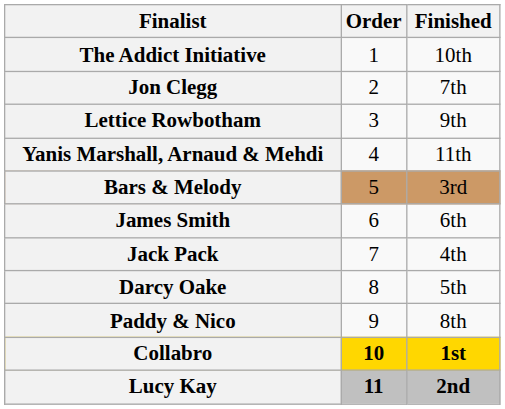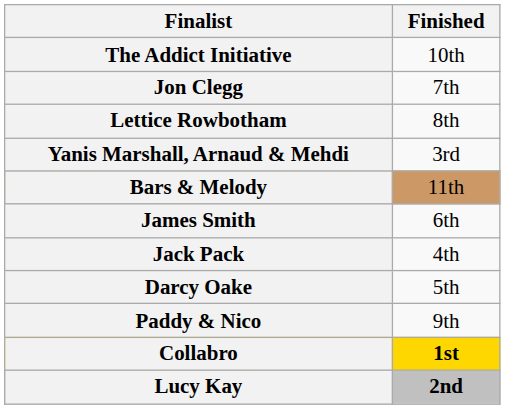- column: (374, 21)
(453, 120) 9th -> (446, 120) 8th
(453, 154) 11th -> (446, 154) 3rd
(453, 187) 3rd -> (446, 187) 11th
(453, 320) 8th -> (446, 320) 9th
